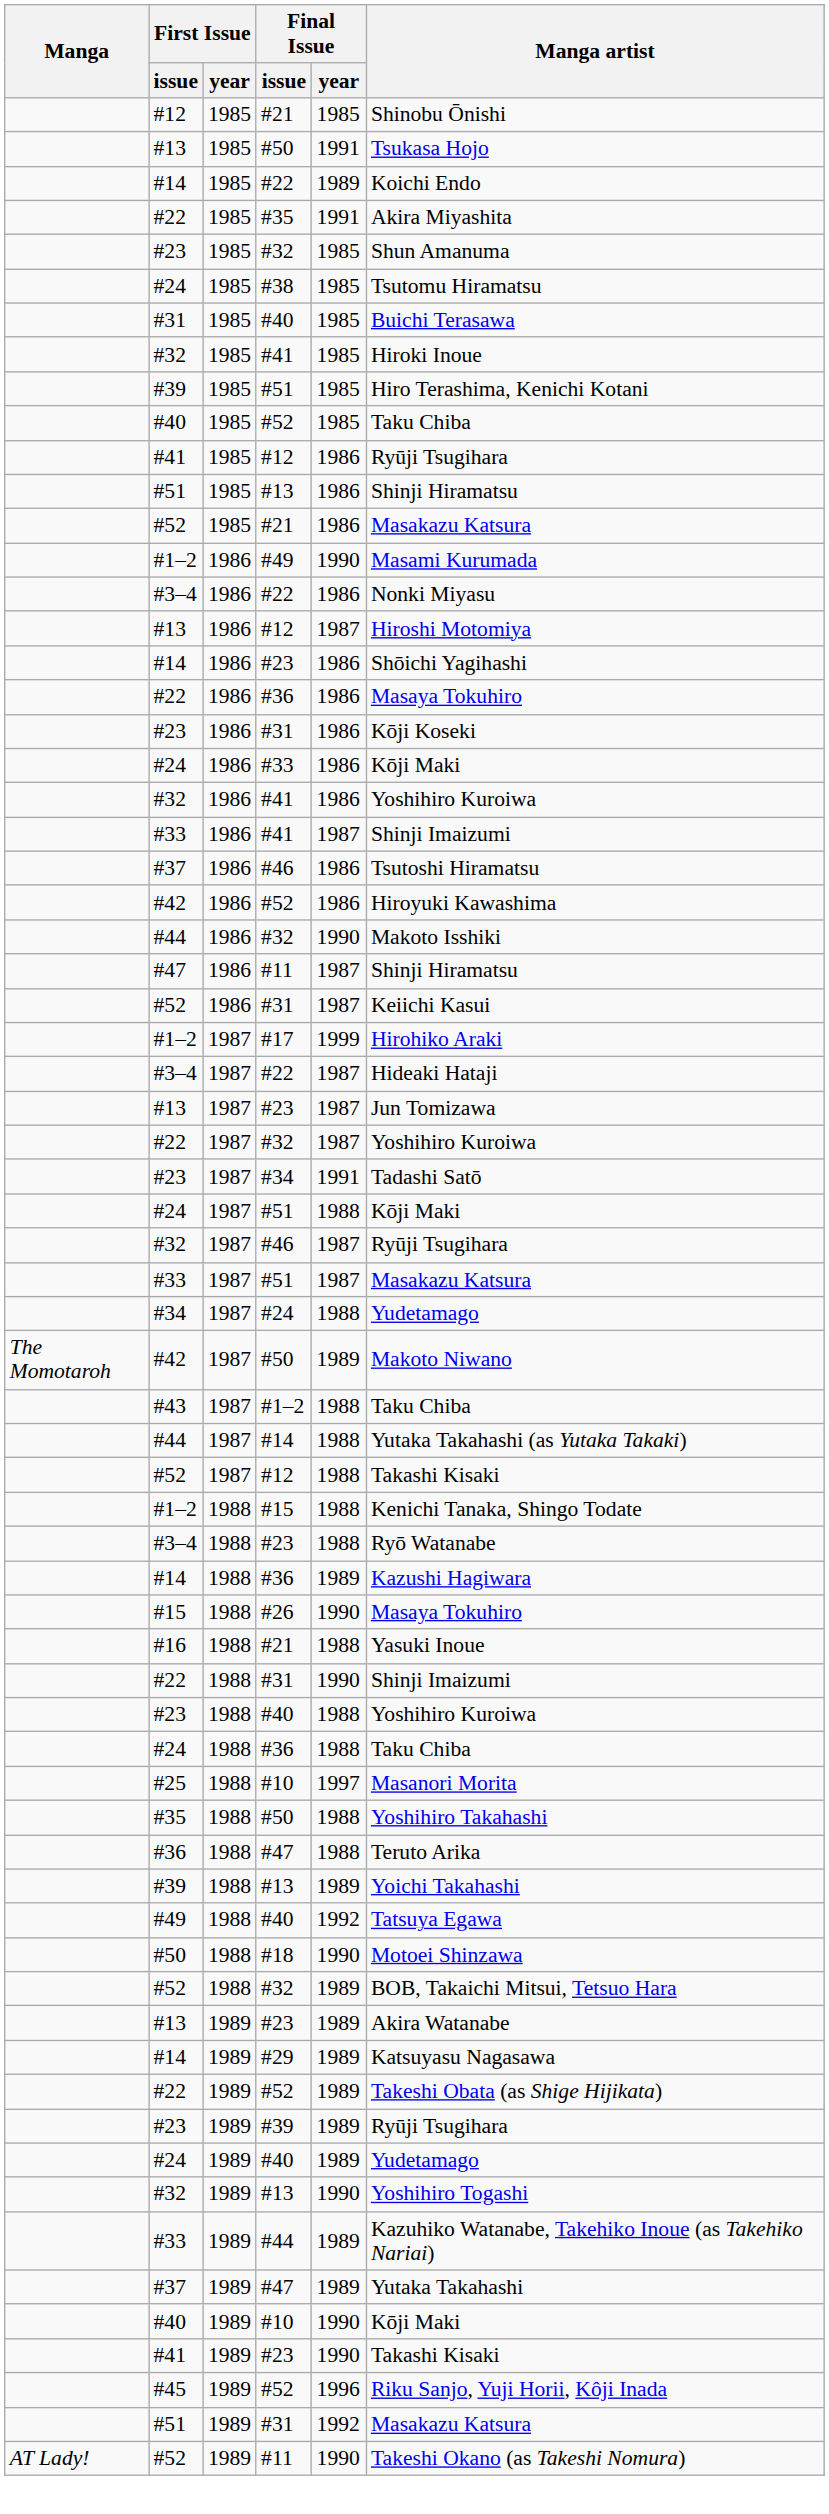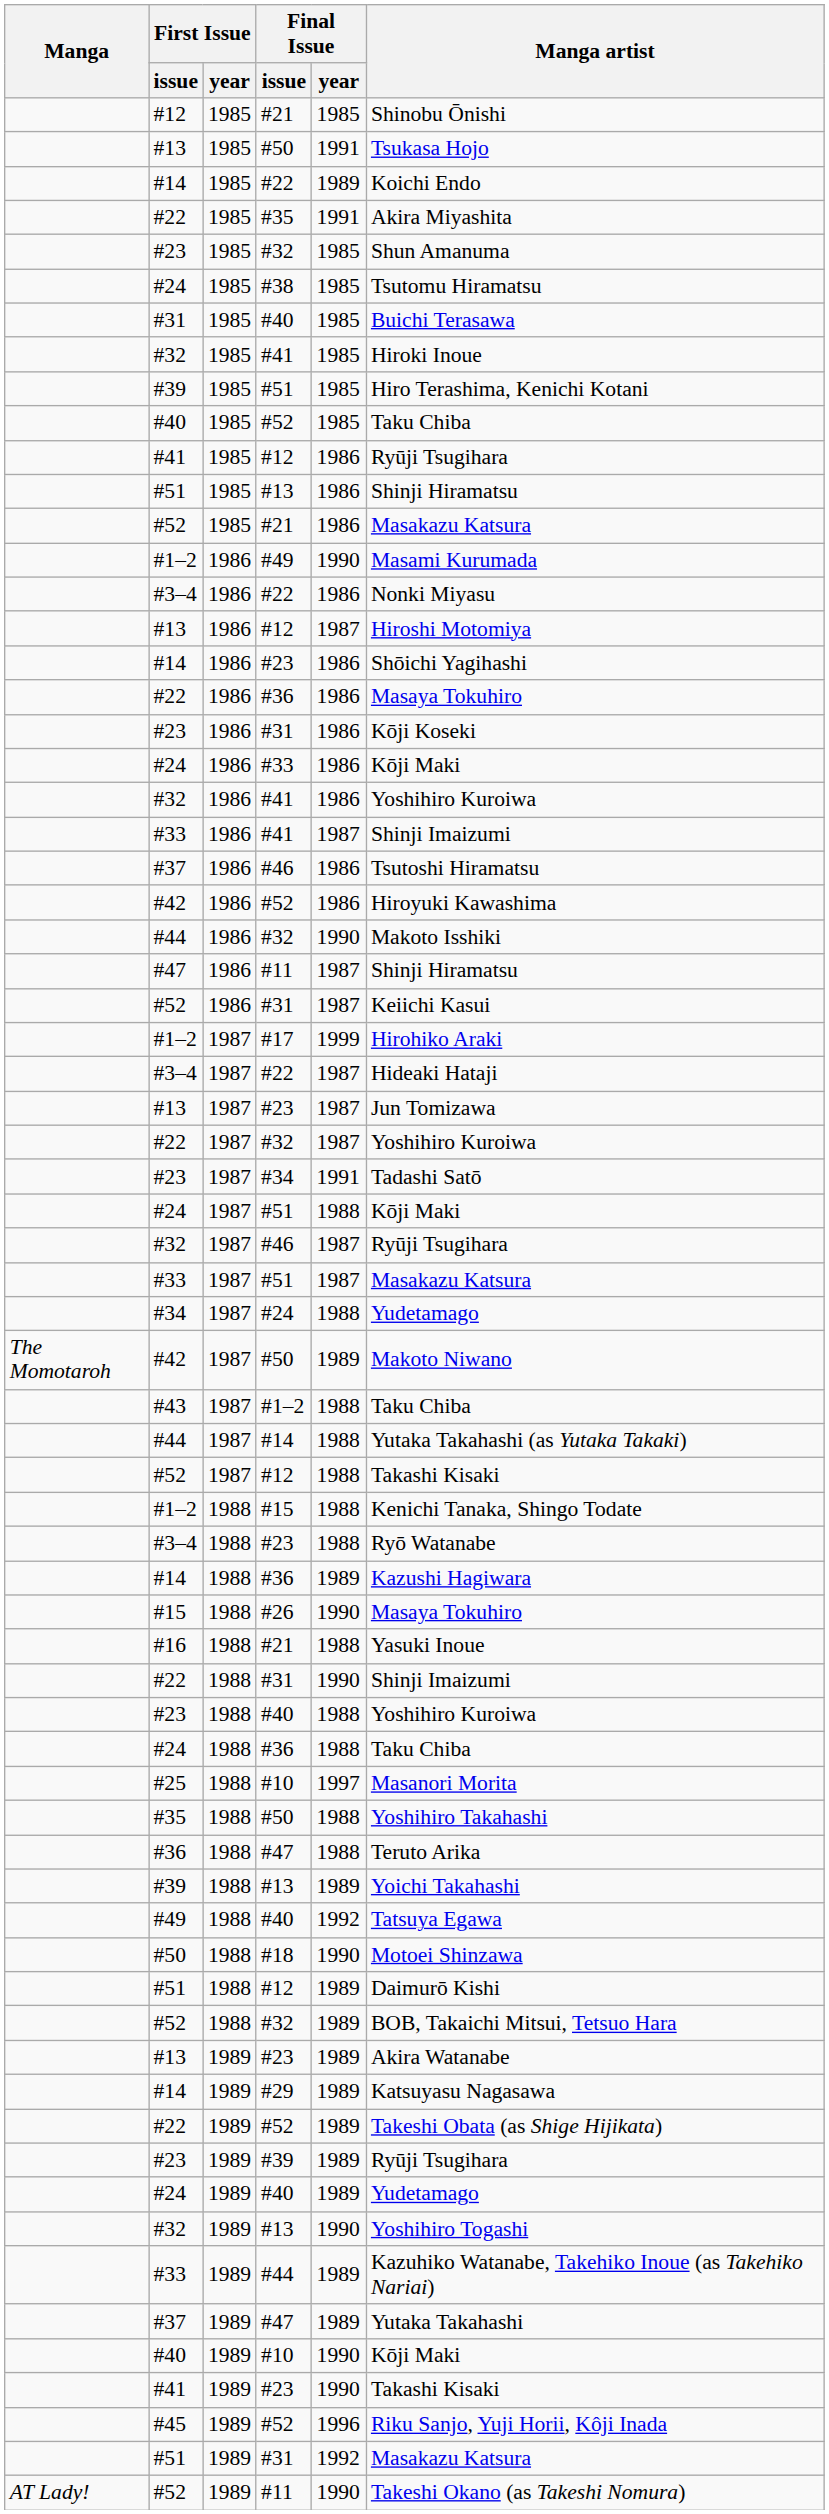+ row: (170, 1988)
